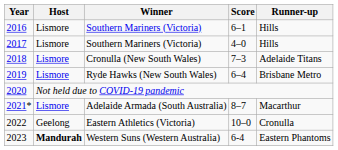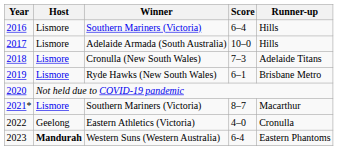(239, 28) 6–1 -> (239, 28) 6–4
(144, 43) Southern Mariners (Victoria) -> (156, 43) Adelaide Armada (South Australia)
(239, 43) 4–0 -> (241, 43) 10–0
(239, 75) 6–4 -> (239, 75) 6–1
(156, 106) Adelaide Armada (South Australia) -> (144, 106) Southern Mariners (Victoria)
(241, 122) 10–0 -> (239, 122) 4–0
